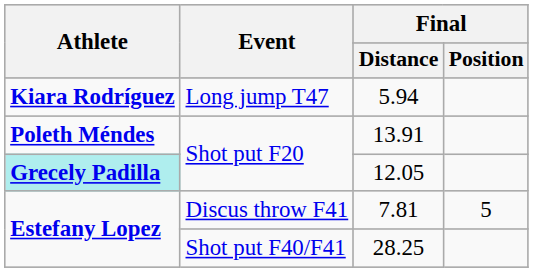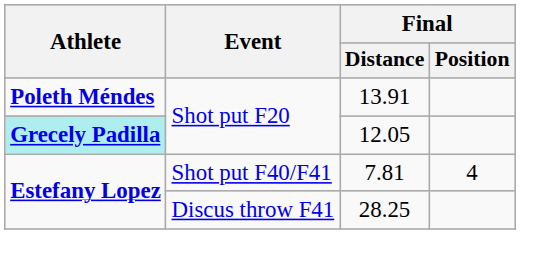- row: (399, 97)
(267, 210) Discus throw F41 -> (252, 172) Shot put F40/F41
(486, 210) 5 -> (472, 172) 4
(266, 248) Shot put F40/F41 -> (253, 210) Discus throw F41
